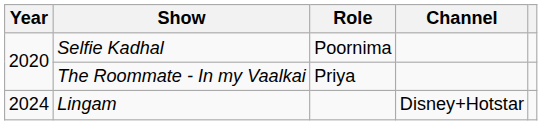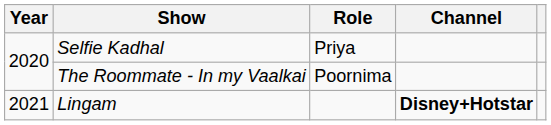(353, 47) Poornima -> (335, 47) Priya
(335, 76) Priya -> (353, 76) Poornima
(29, 104) 2024 -> (29, 104) 2021
(462, 104) normal -> (466, 104) bold
